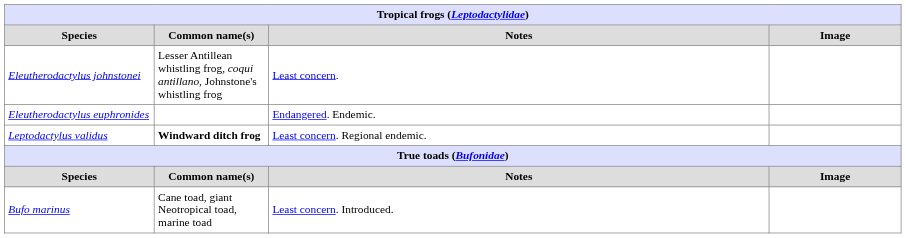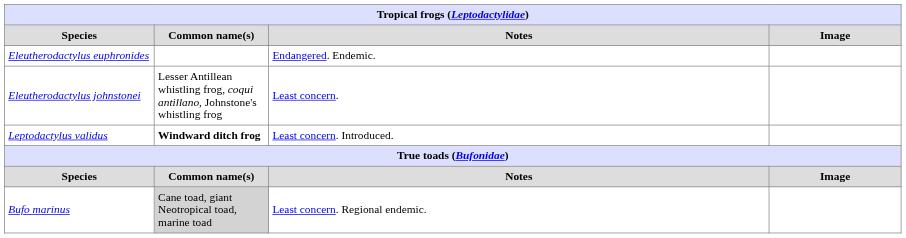rows swapped: (79, 114) <-> (74, 75)
(350, 135) Least concern. Regional endemic. -> (333, 135) Least concern. Introduced.
(198, 210) no background -> (198, 210) lightgrey background
(333, 210) Least concern. Introduced. -> (350, 210) Least concern. Regional endemic.
